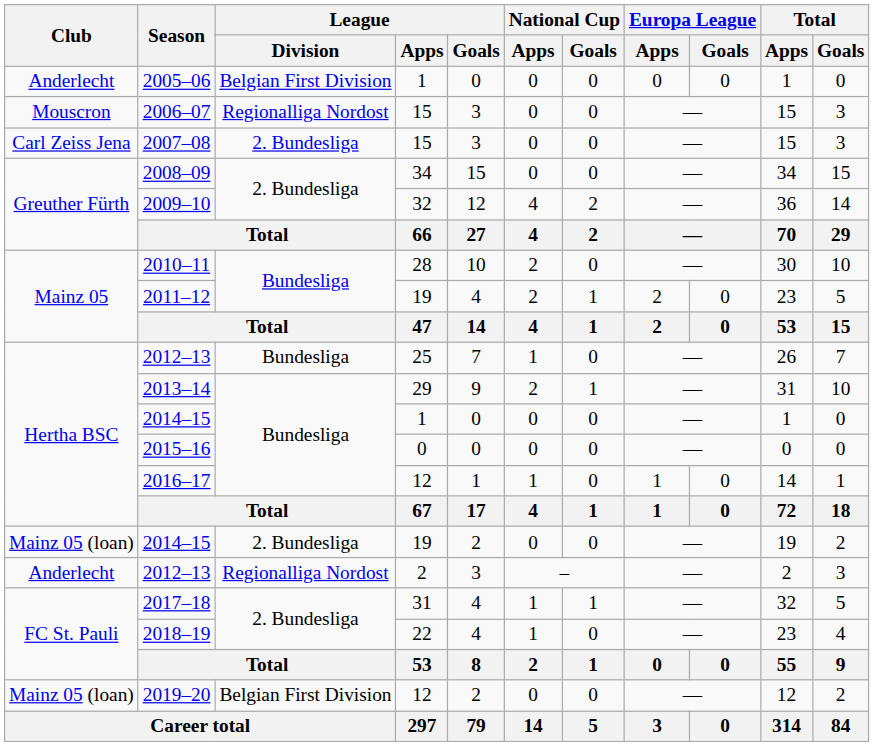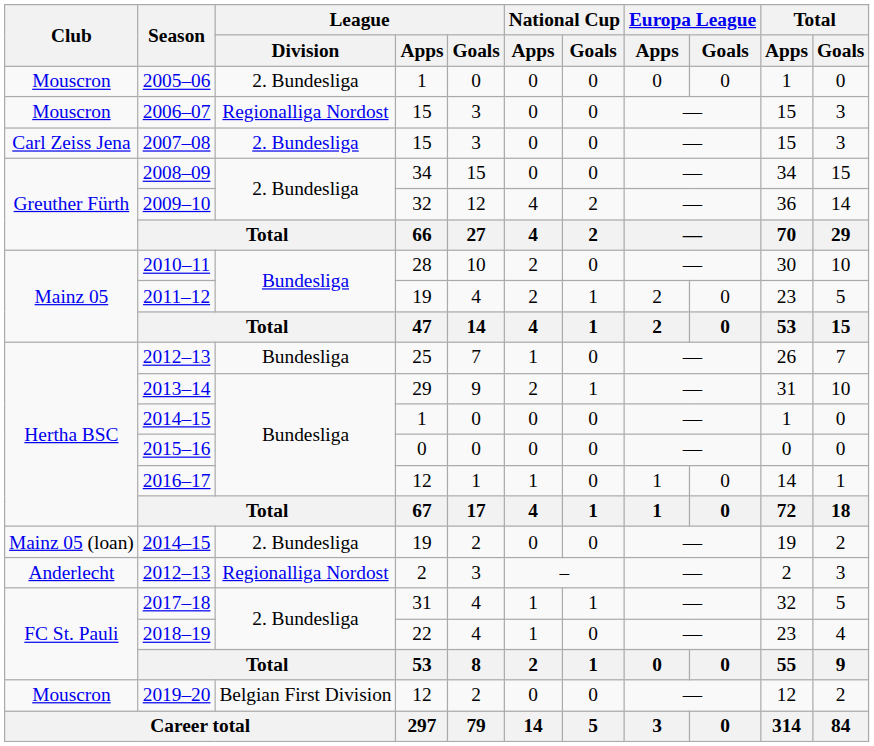(71, 81) Anderlecht -> (71, 81) Mouscron
(305, 81) Belgian First Division -> (305, 81) 2. Bundesliga
(71, 695) Mainz 05 (loan) -> (71, 695) Mouscron
